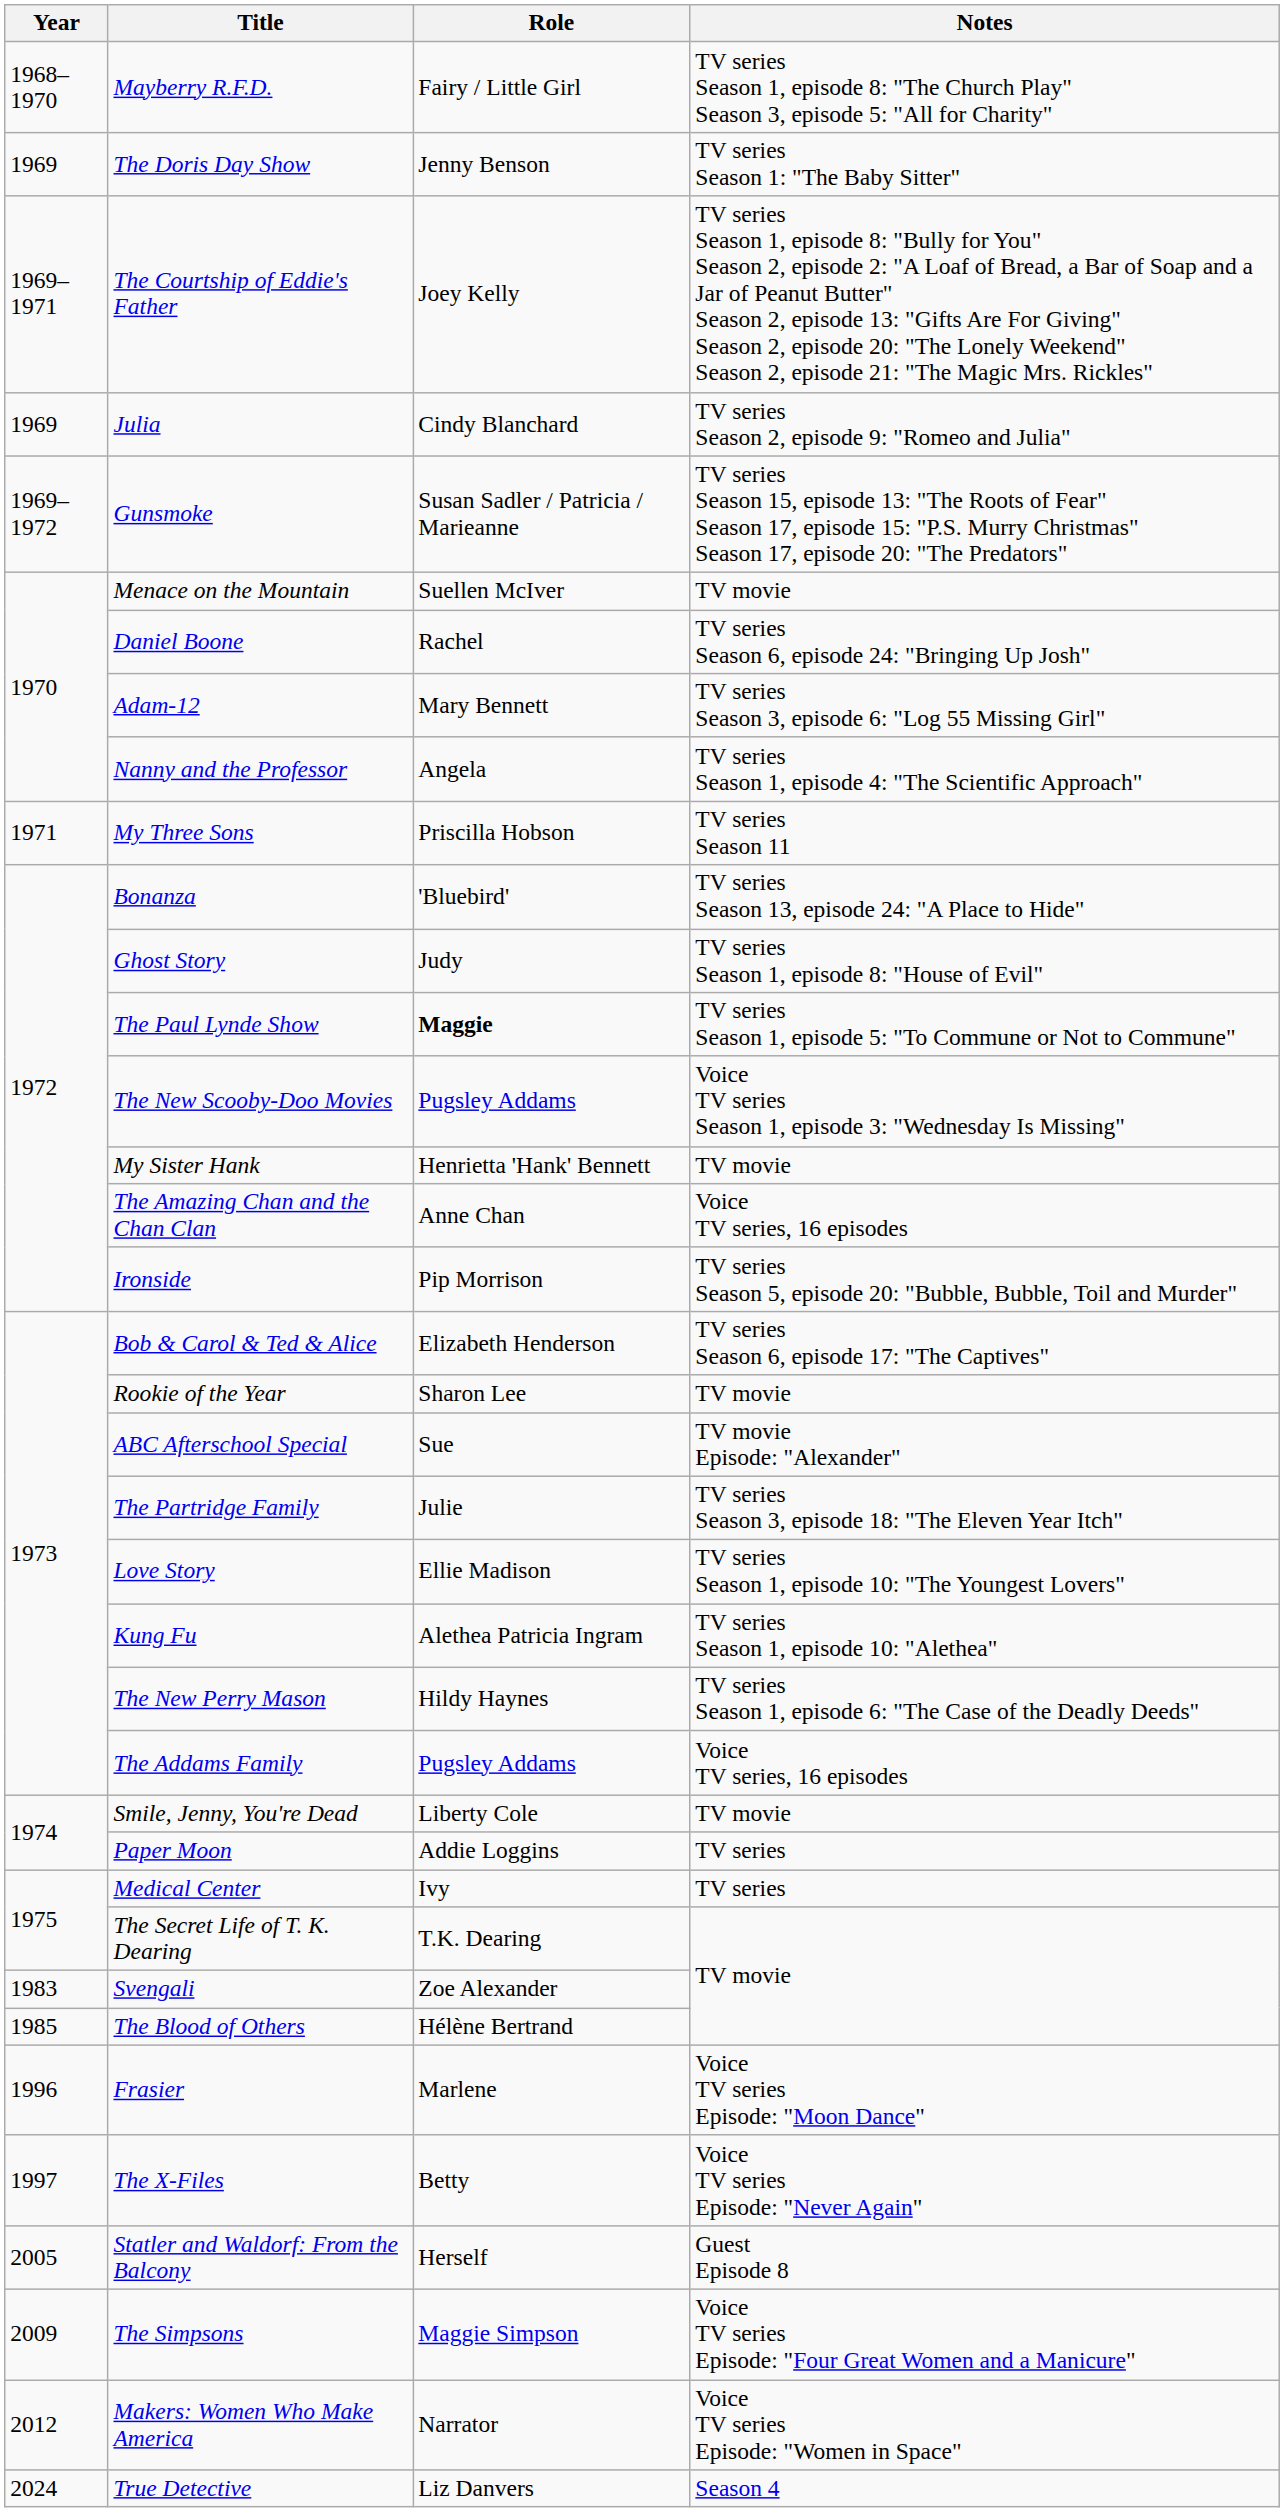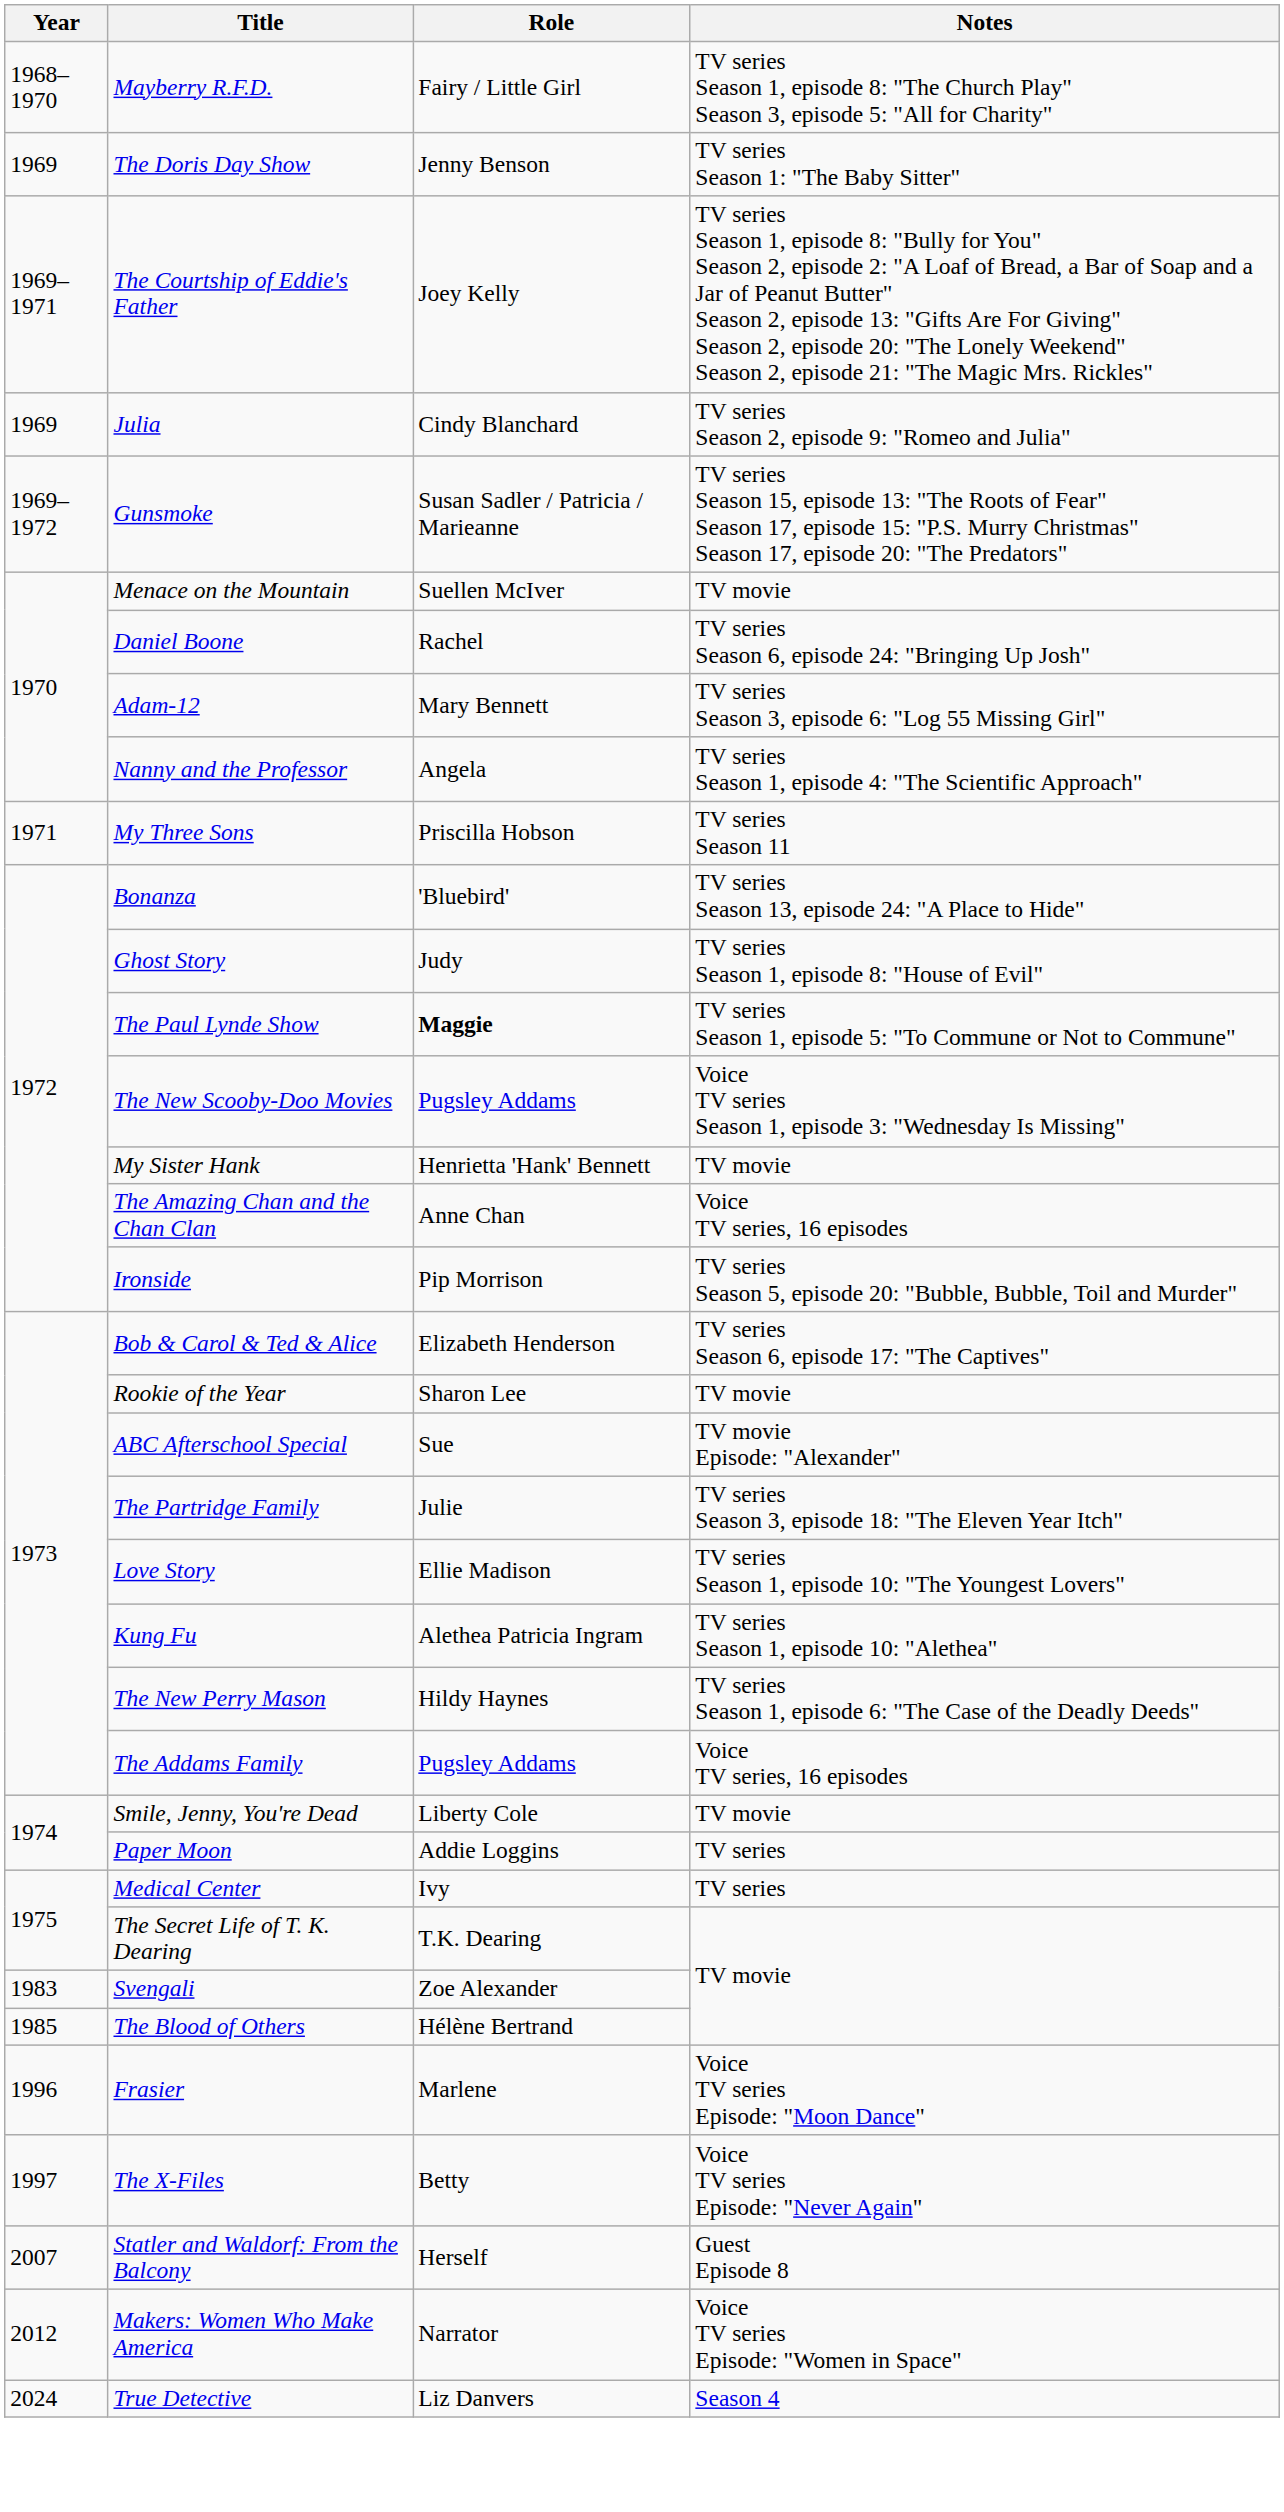(34, 2257) 2005 -> (34, 2257) 2007
- row: (179, 2334)
